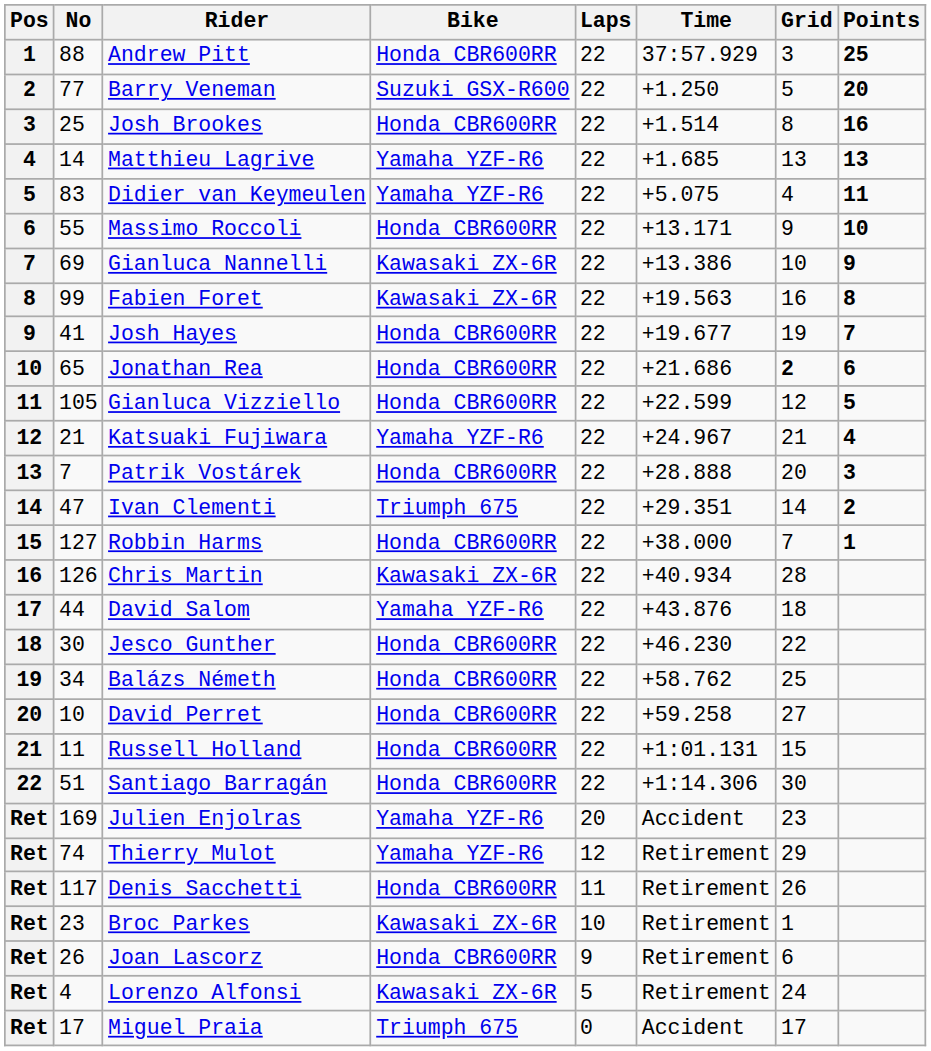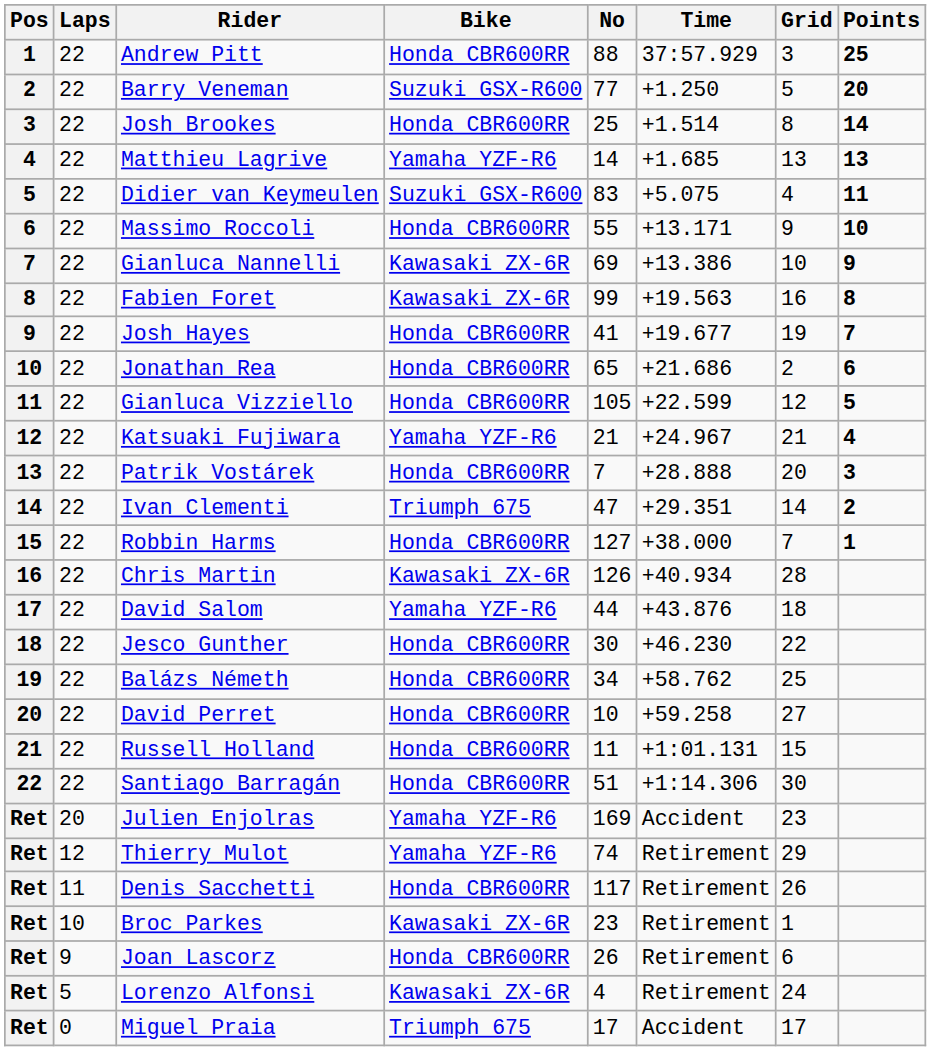columns swapped: (78, 23) <-> (606, 23)
(856, 127) 16 -> (856, 127) 14
(460, 196) Yamaha YZF-R6 -> (486, 196) Suzuki GSX-R600
(787, 369) bold -> (787, 369) normal
